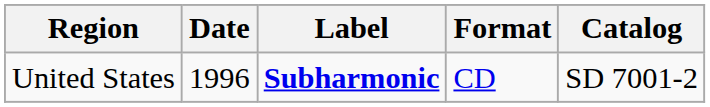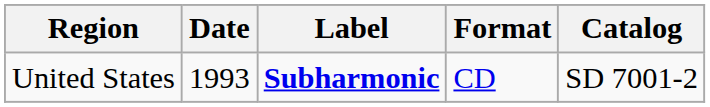(219, 76) 1996 -> (219, 76) 1993
